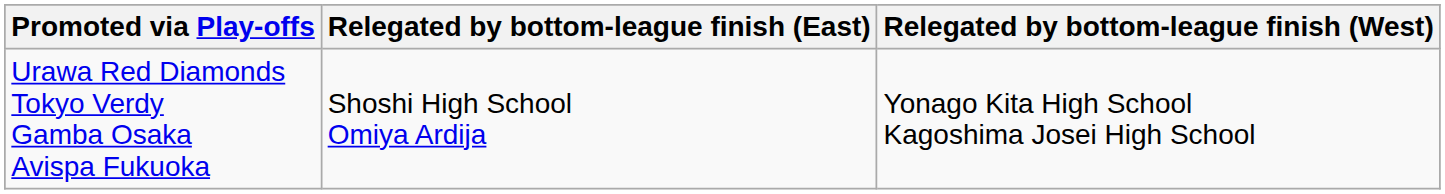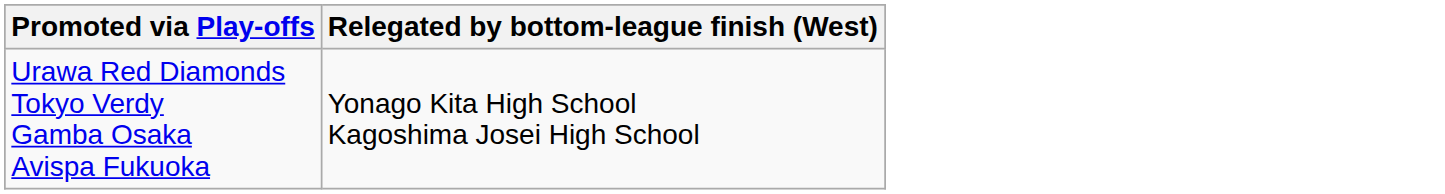- column: (599, 26)
